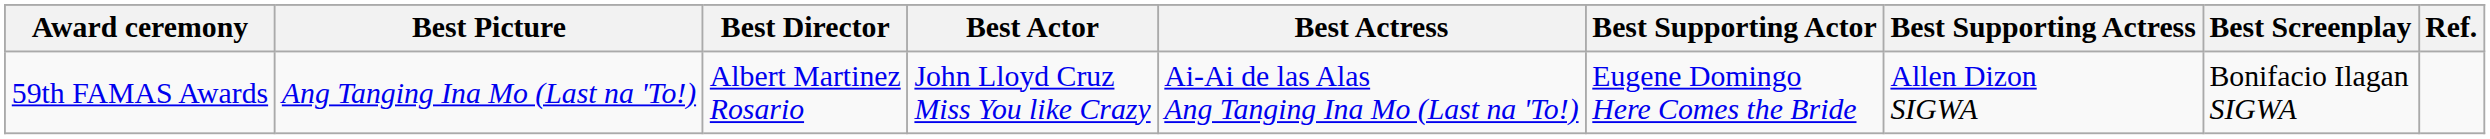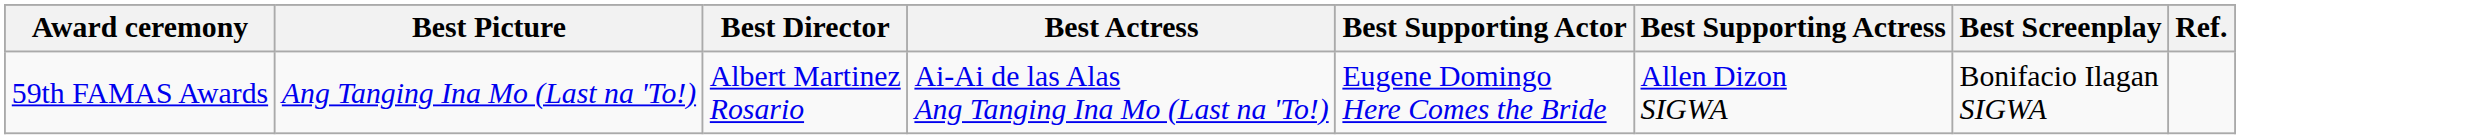- column: (1032, 28)
